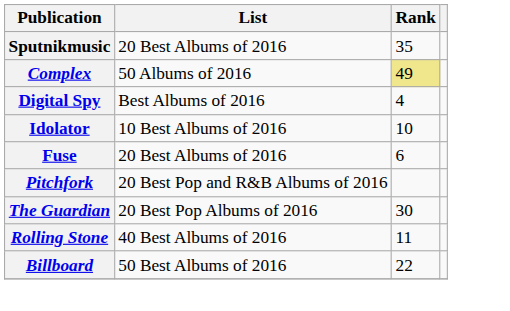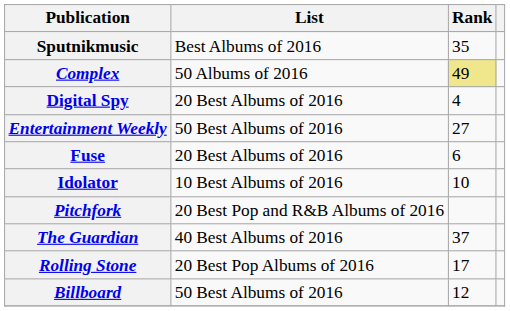(202, 45) 20 Best Albums of 2016 -> (248, 45) Best Albums of 2016
(191, 100) Best Albums of 2016 -> (259, 100) 20 Best Albums of 2016
+ row: (88, 127)
rows swapped: (59, 155) <-> (59, 127)
(218, 210) 20 Best Pop Albums of 2016 -> (259, 237) 40 Best Albums of 2016
(404, 210) 30 -> (461, 237) 37
(202, 237) 40 Best Albums of 2016 -> (274, 264) 20 Best Pop Albums of 2016
(404, 237) 11 -> (461, 264) 17
(404, 264) 22 -> (461, 292) 12
